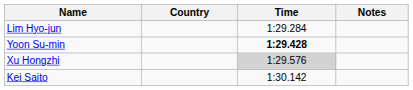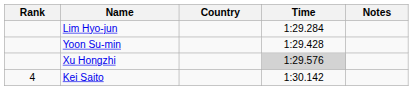+ column: (32, 12)
(287, 45) bold -> (304, 45) normal
